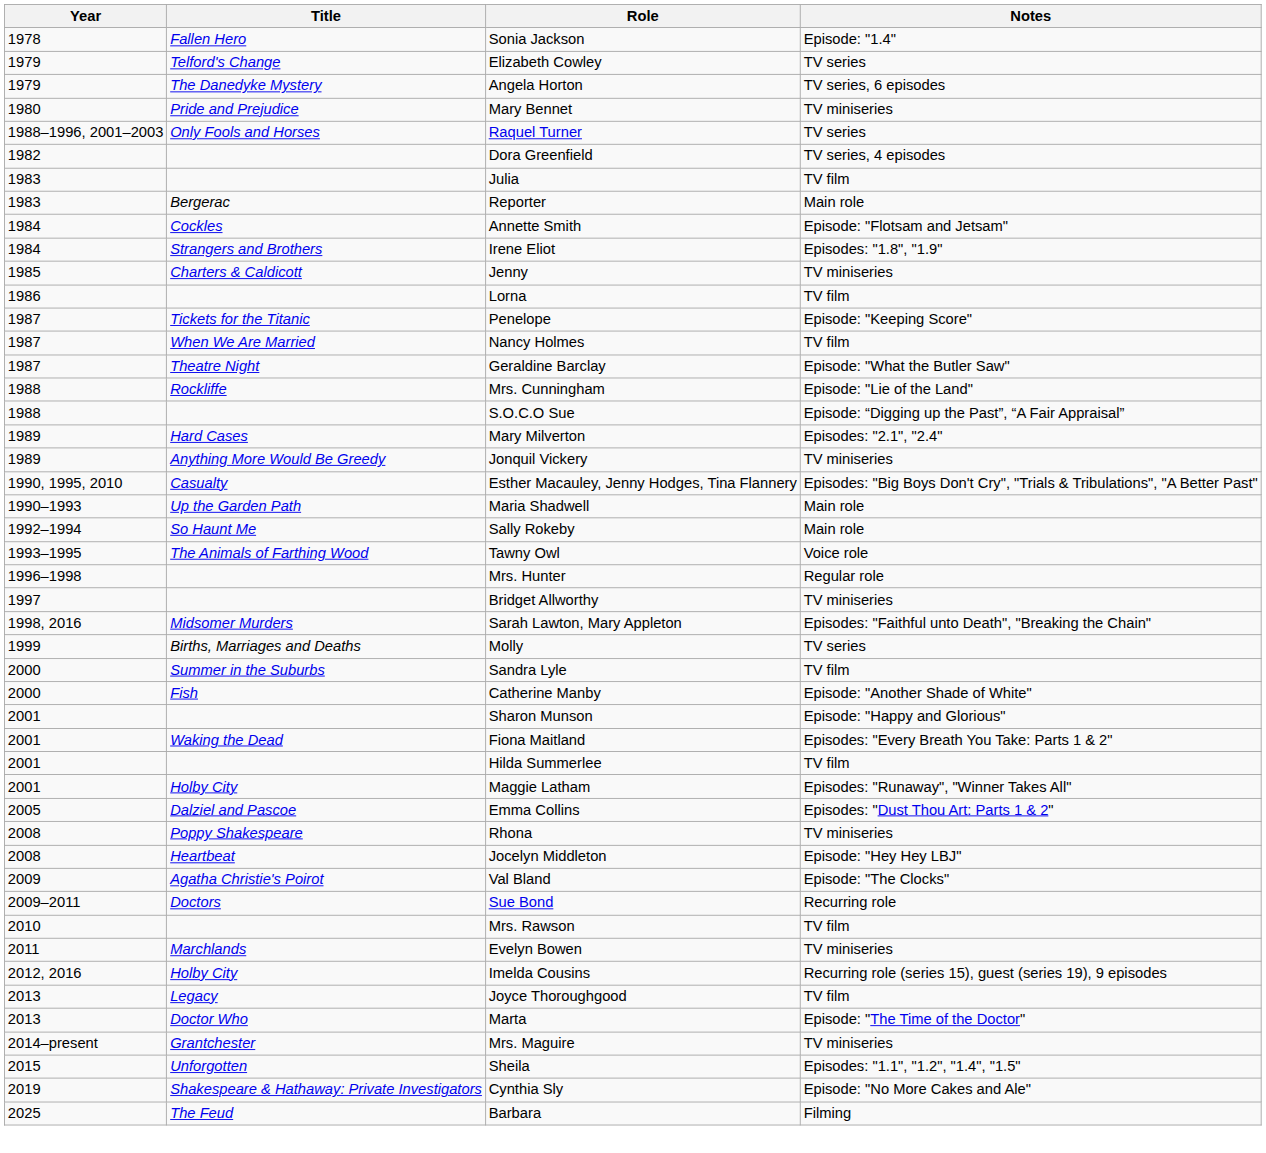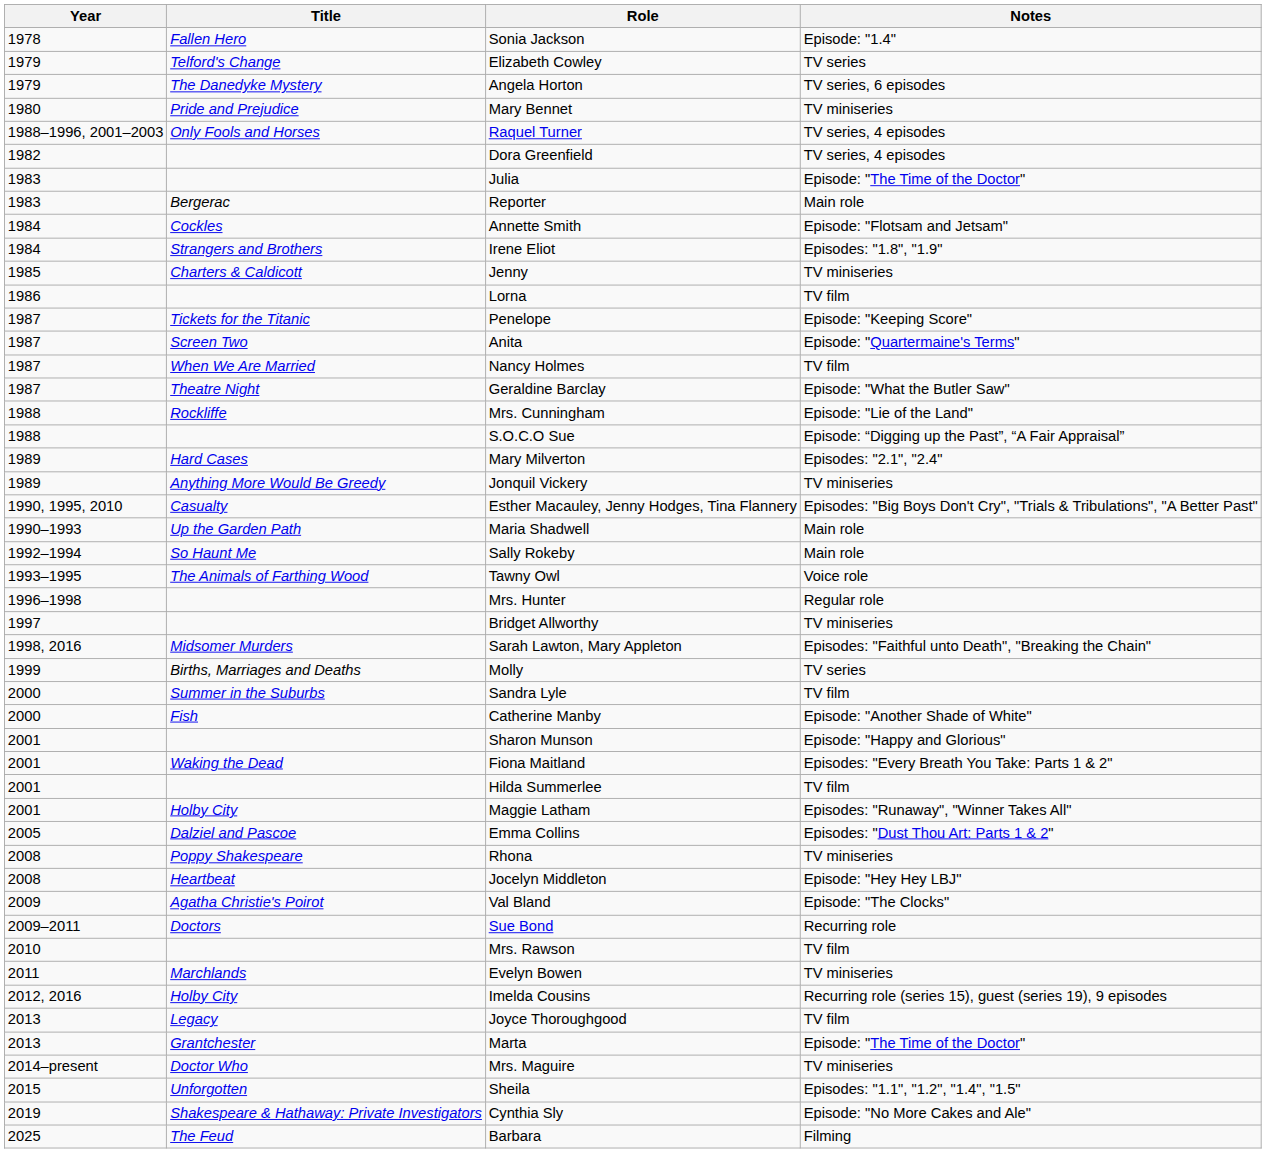(835, 132) TV series -> (874, 132) TV series, 4 episodes
(827, 179) TV film -> (914, 179) Episode: "The Time of the Doctor"
+ row: (505, 343)
(209, 1020) Doctor Who -> (213, 1043) Grantchester
(213, 1043) Grantchester -> (209, 1066) Doctor Who
